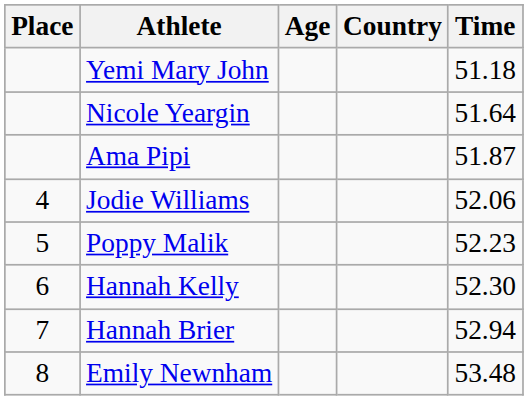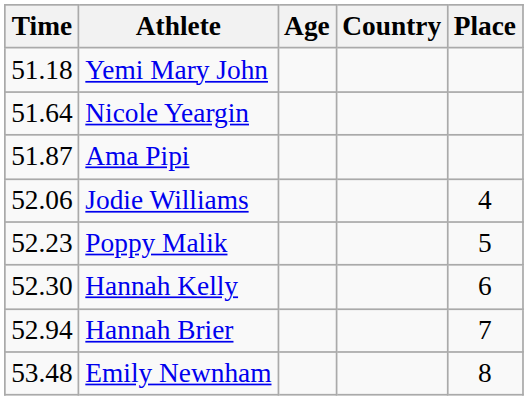columns swapped: (42, 26) <-> (485, 26)
